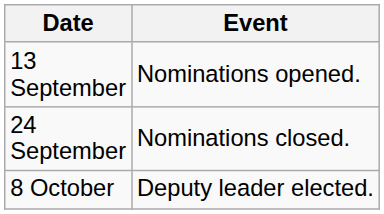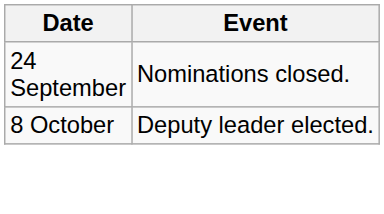- row: (68, 74)
